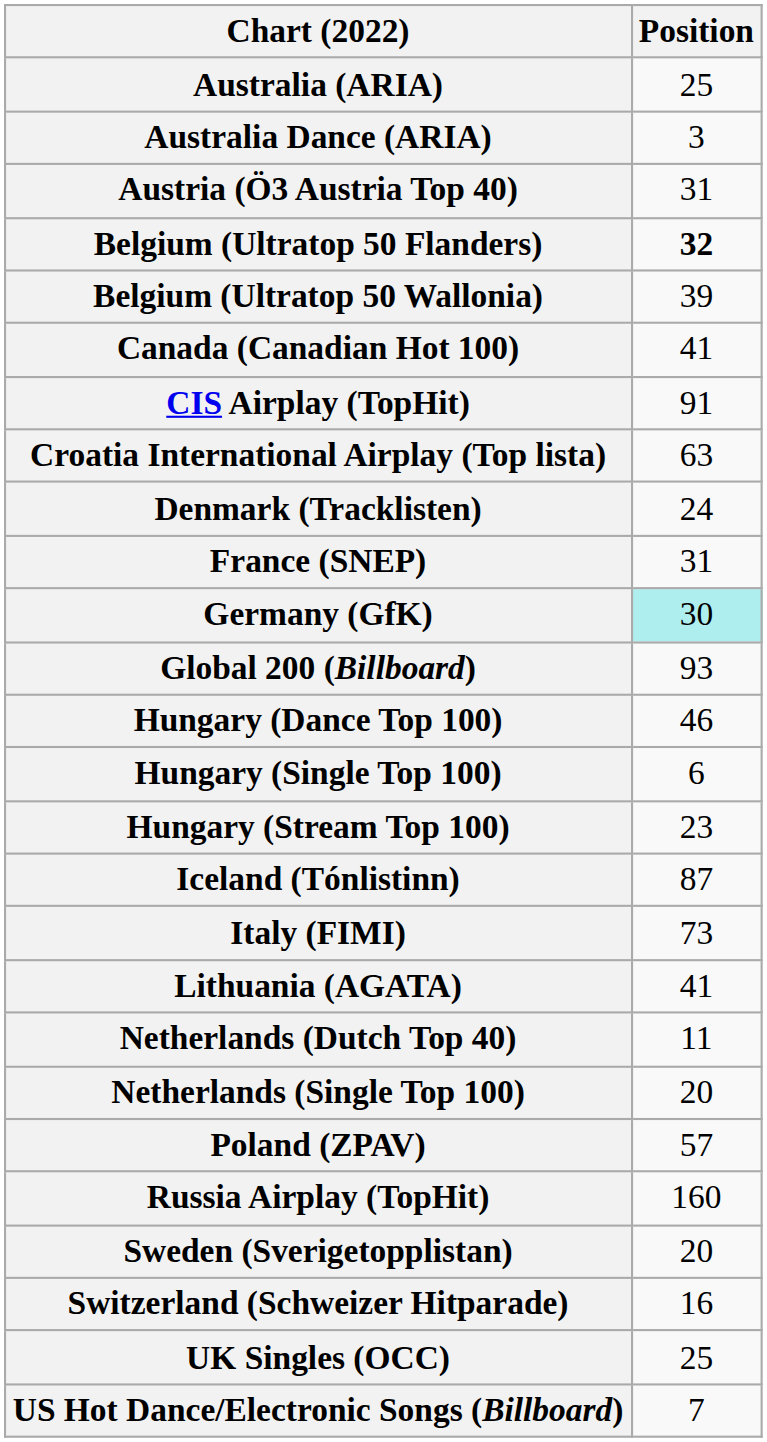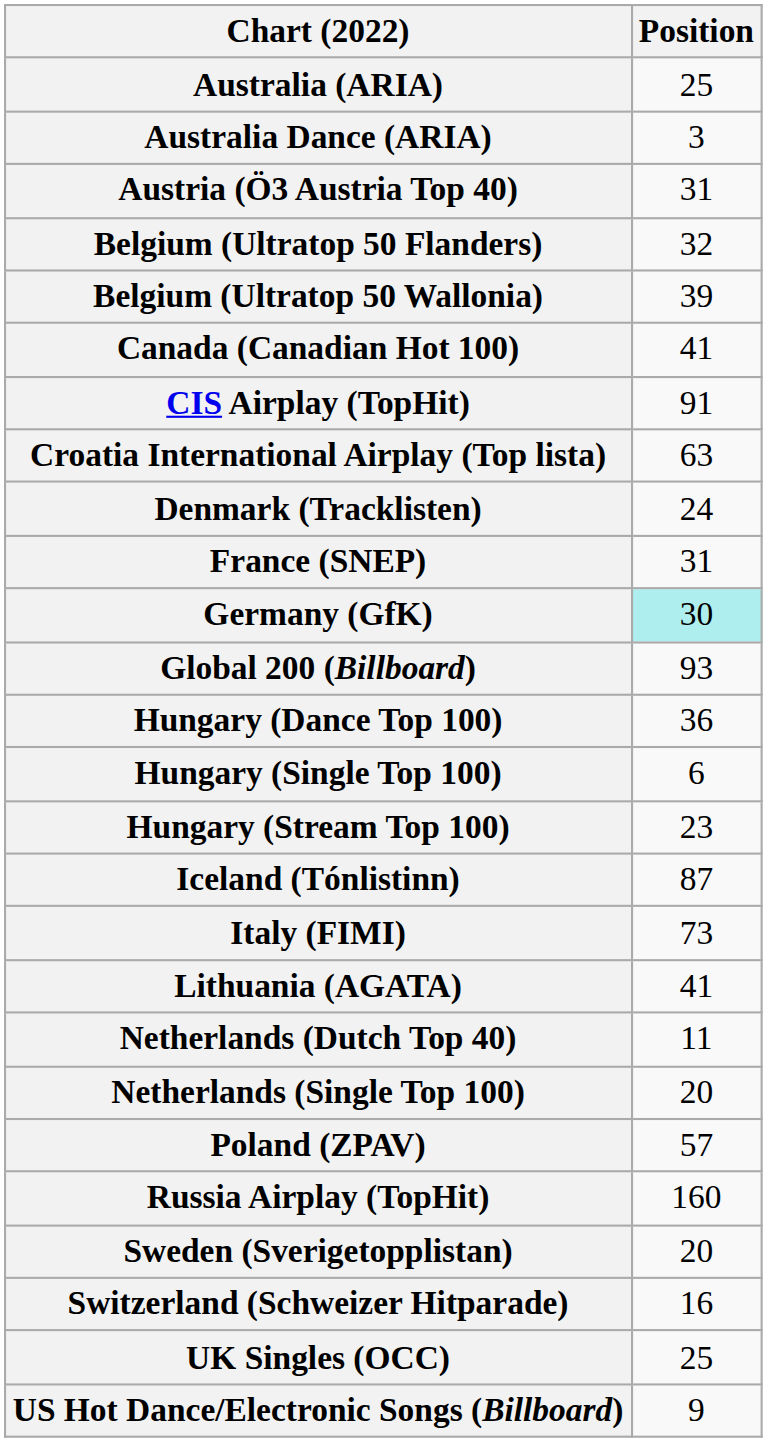(696, 243) bold -> (696, 243) normal
(696, 720) 46 -> (696, 720) 36
(696, 1409) 7 -> (696, 1409) 9
